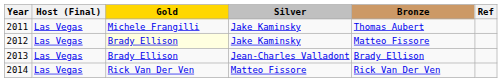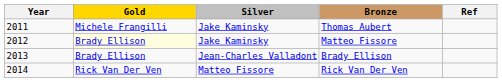- column: (69, 12)
